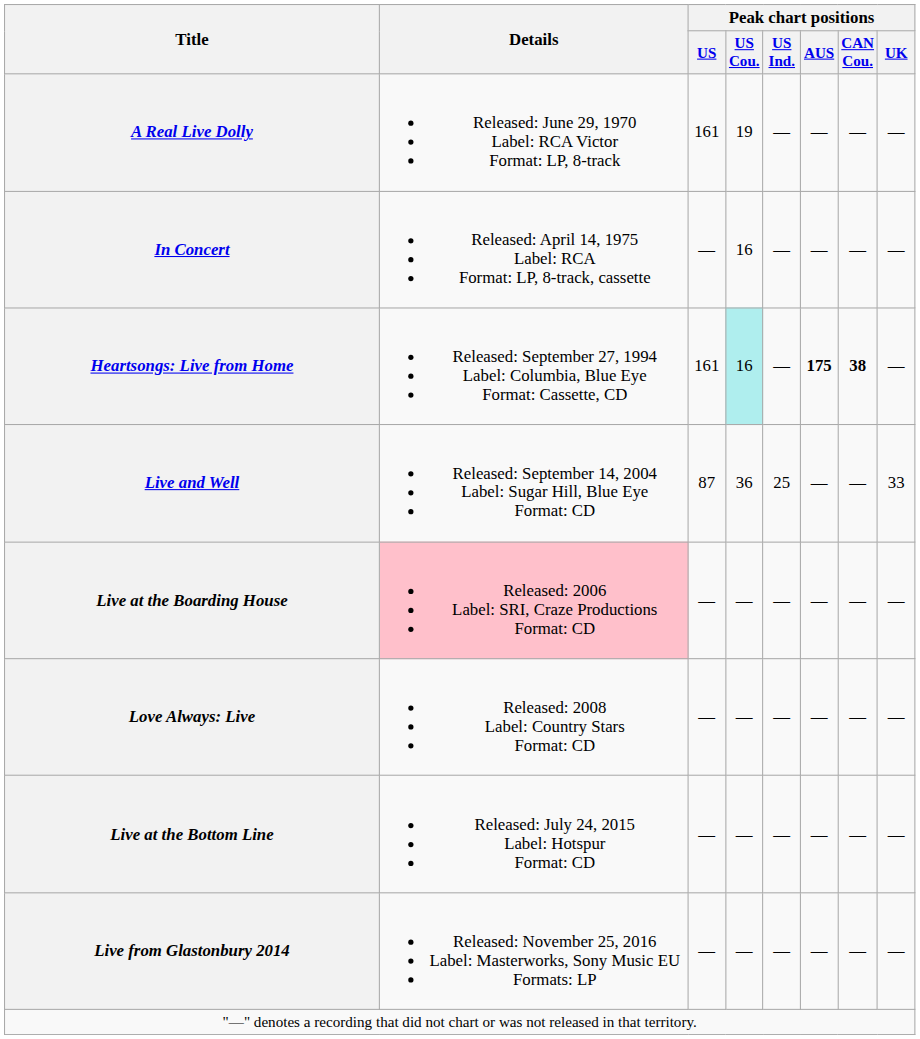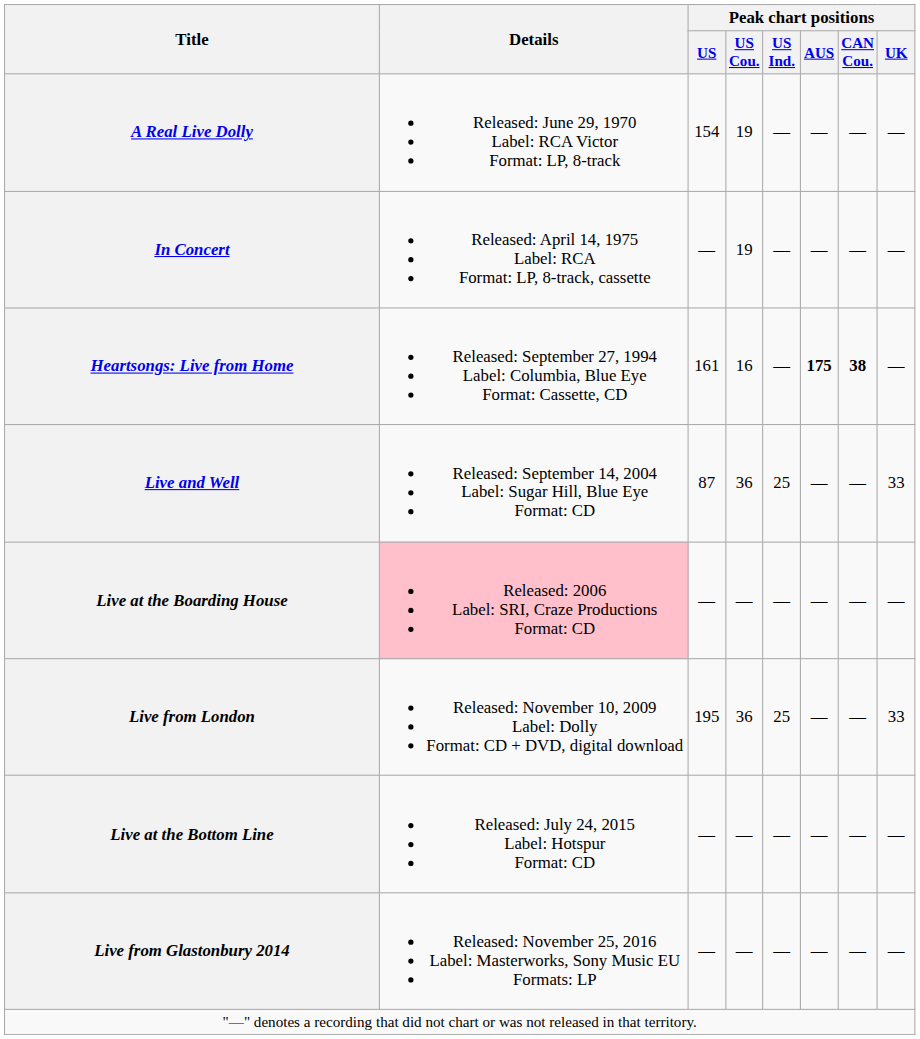(707, 132) 161 -> (707, 132) 154
(744, 249) 16 -> (744, 249) 19
(744, 366) paleturquoise background -> (744, 366) no background
- row: (192, 717)
+ row: (192, 717)
